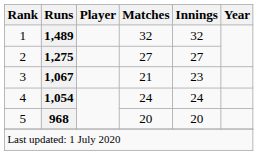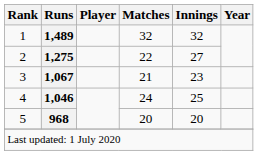(146, 56) 27 -> (146, 56) 22
(59, 98) 1,054 -> (59, 98) 1,046
(197, 98) 24 -> (197, 98) 25
